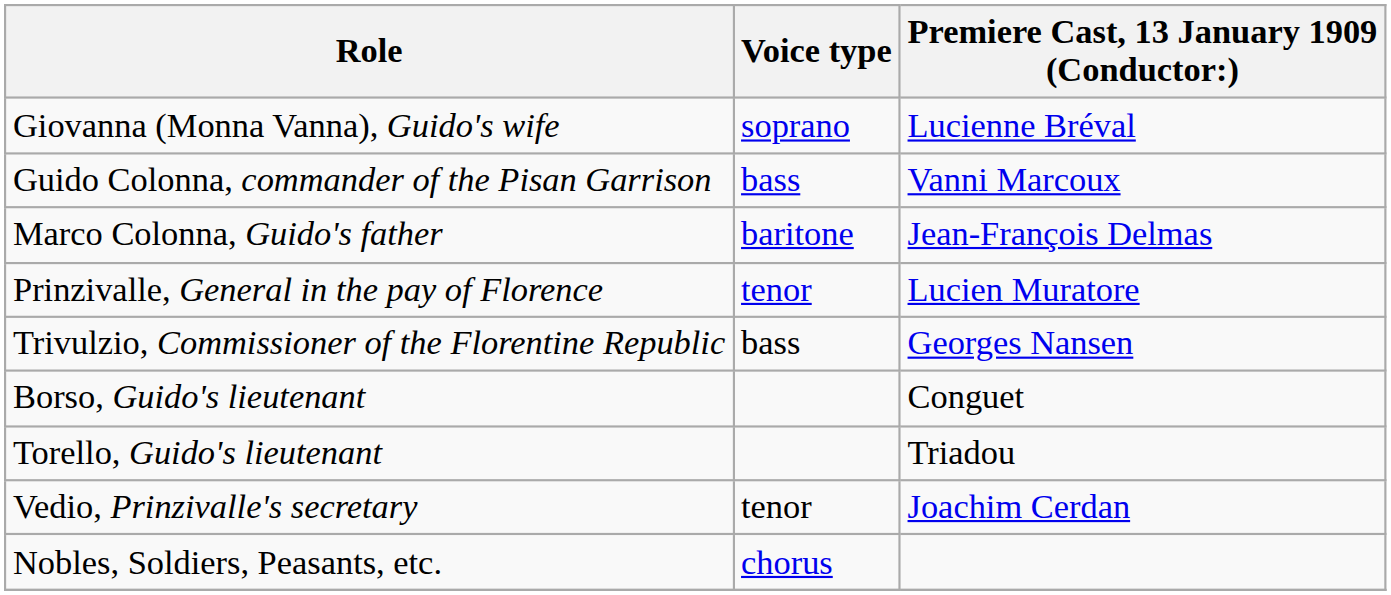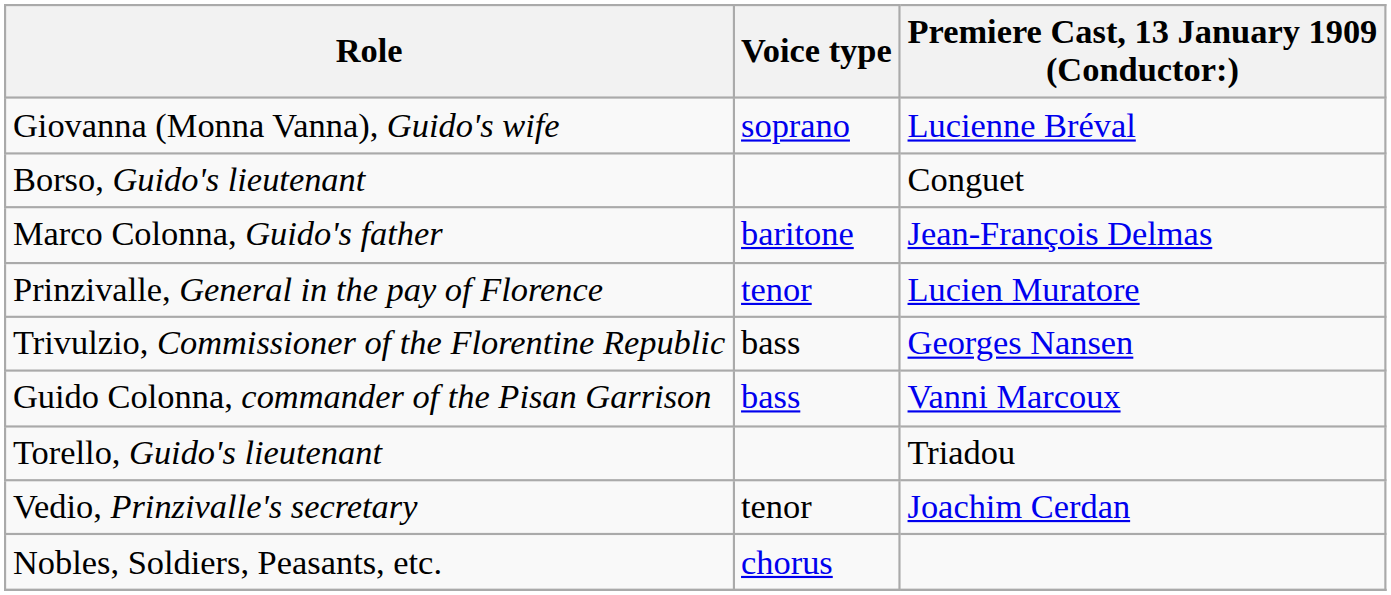rows swapped: (362, 179) <-> (189, 397)
